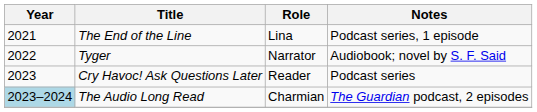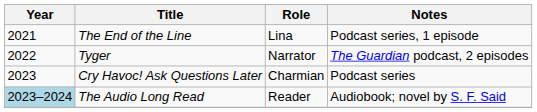(418, 55) Audiobook; novel by S. F. Said -> (429, 55) The Guardian podcast, 2 episodes
(289, 76) Reader -> (296, 76) Charmian
(296, 96) Charmian -> (289, 96) Reader
(429, 96) The Guardian podcast, 2 episodes -> (418, 96) Audiobook; novel by S. F. Said
